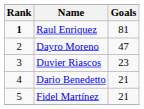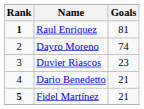(124, 46) 47 -> (124, 46) 74
(19, 96) normal -> (19, 96) bold
